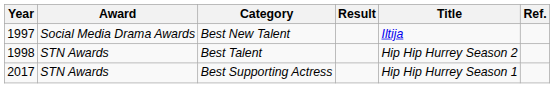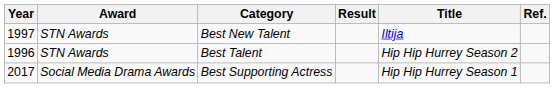(118, 33) Social Media Drama Awards -> (75, 33) STN Awards
(21, 53) 1998 -> (21, 53) 1996
(75, 72) STN Awards -> (118, 72) Social Media Drama Awards
